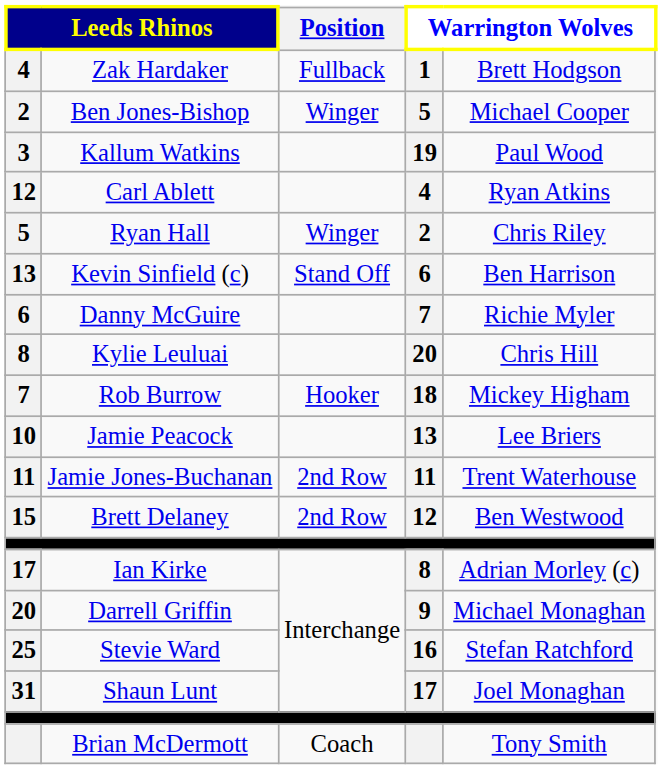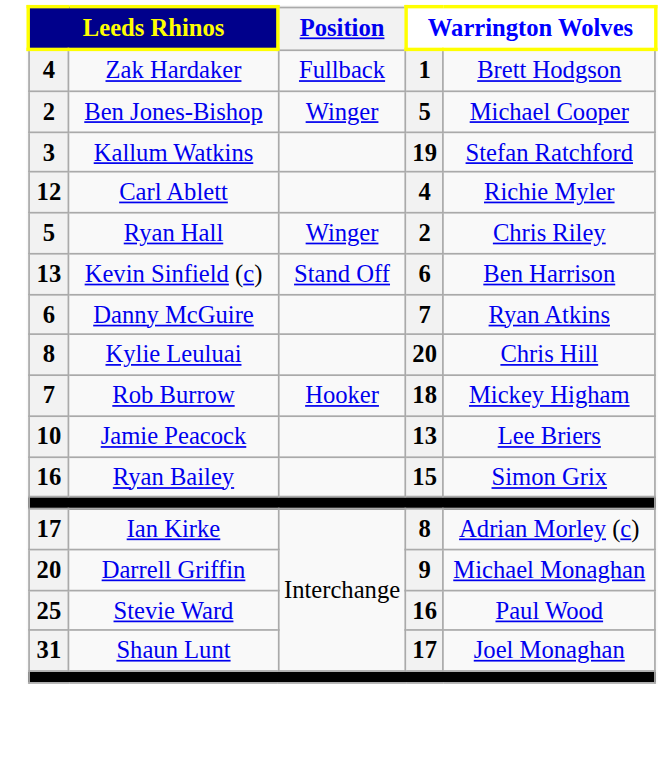(549, 151) Paul Wood -> (549, 151) Stefan Ratchford
(549, 192) Ryan Atkins -> (549, 192) Richie Myler
(549, 314) Richie Myler -> (549, 314) Ryan Atkins
- row: (24, 476)
- row: (24, 517)
+ row: (49, 476)
(549, 650) Stefan Ratchford -> (549, 609) Paul Wood
- row: (24, 744)
